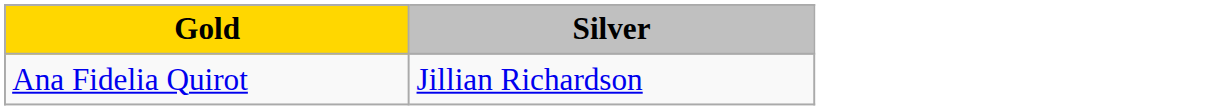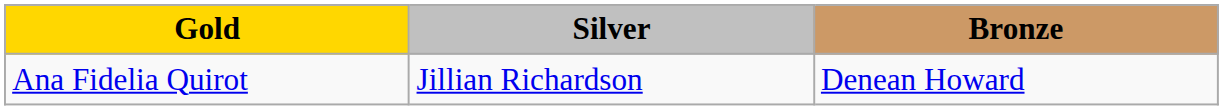+ column: (1016, 29)
